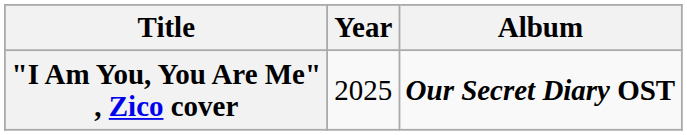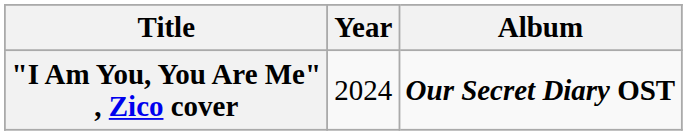(363, 89) 2025 -> (363, 89) 2024
